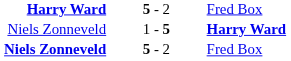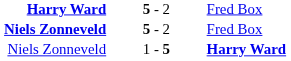rows swapped: (55, 49) <-> (57, 29)
